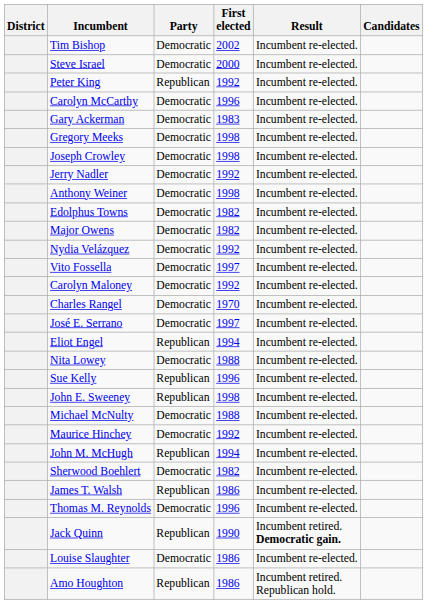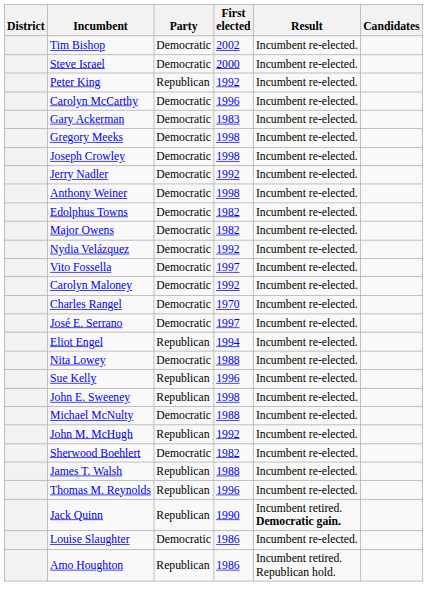- row: (91, 434)
(228, 452) 1994 -> (228, 434) 1992
(228, 489) 1986 -> (228, 471) 1988
(184, 508) Democratic -> (183, 489) Republican
